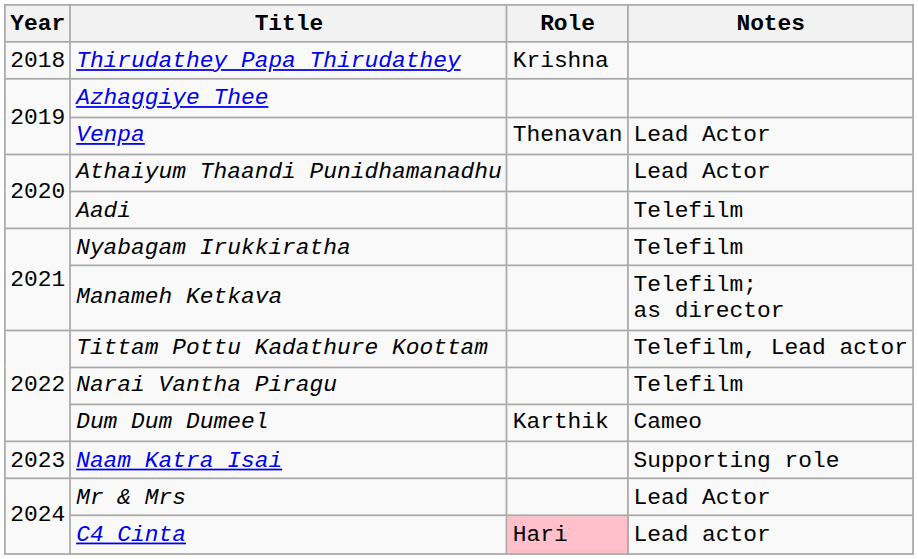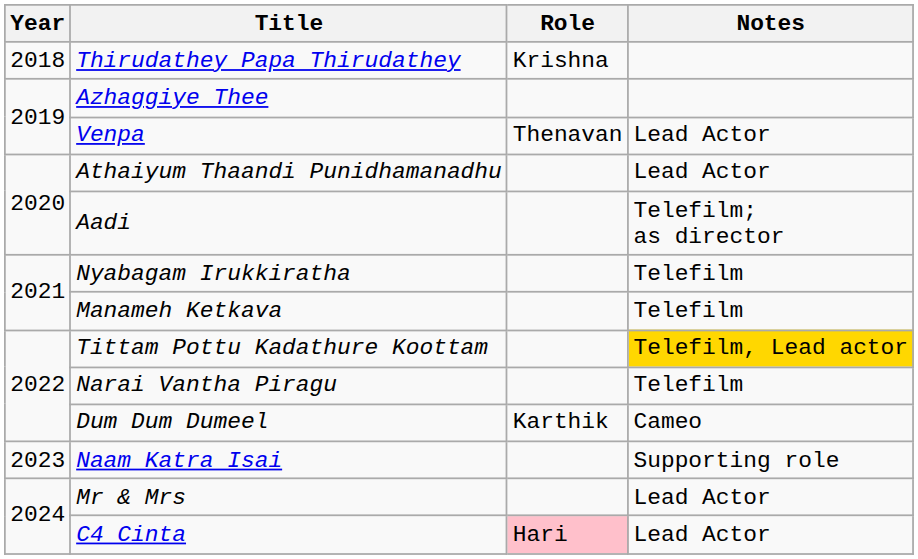(688, 210) Telefilm -> (709, 223) Telefilm; as director
(709, 298) Telefilm; as director -> (688, 311) Telefilm
(771, 348) no background -> (771, 348) gold background
(702, 535) Lead actor -> (702, 535) Lead Actor
